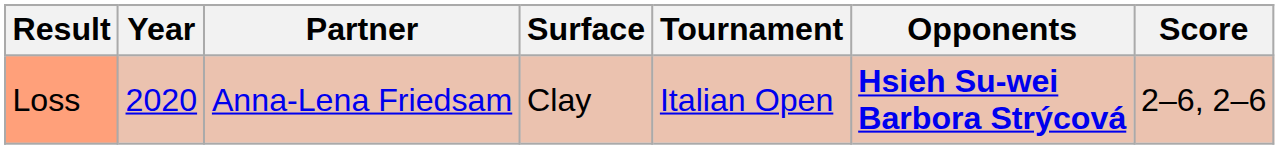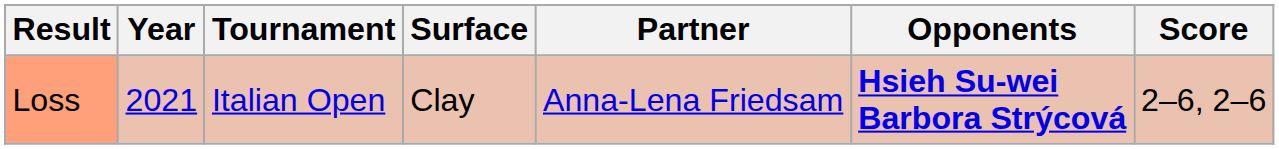columns swapped: (752, 30) <-> (362, 30)
(161, 99) 2020 -> (161, 99) 2021
